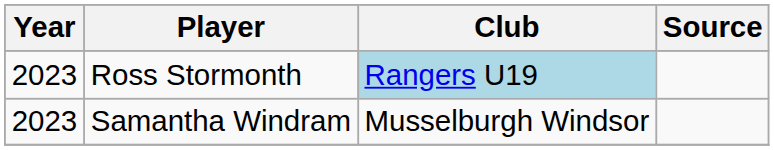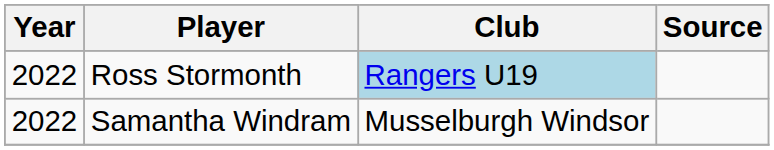(44, 74) 2023 -> (44, 74) 2022
(44, 121) 2023 -> (44, 121) 2022
